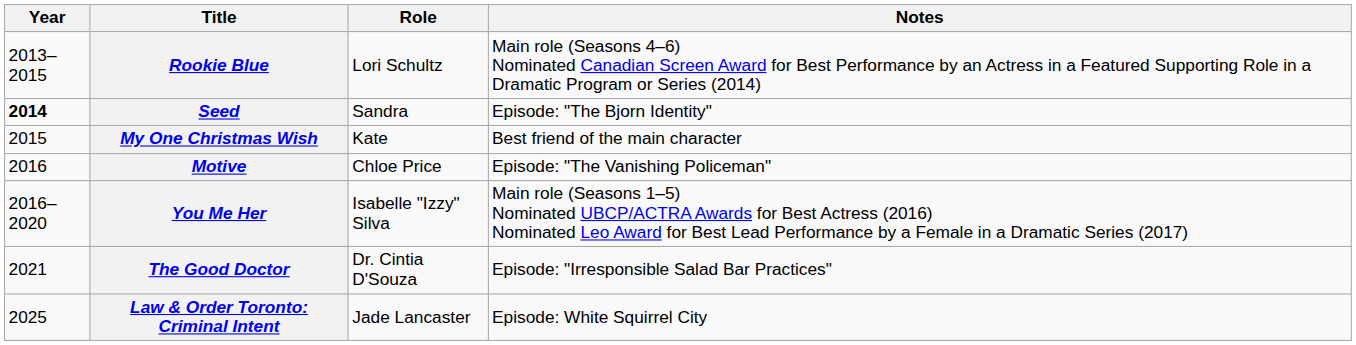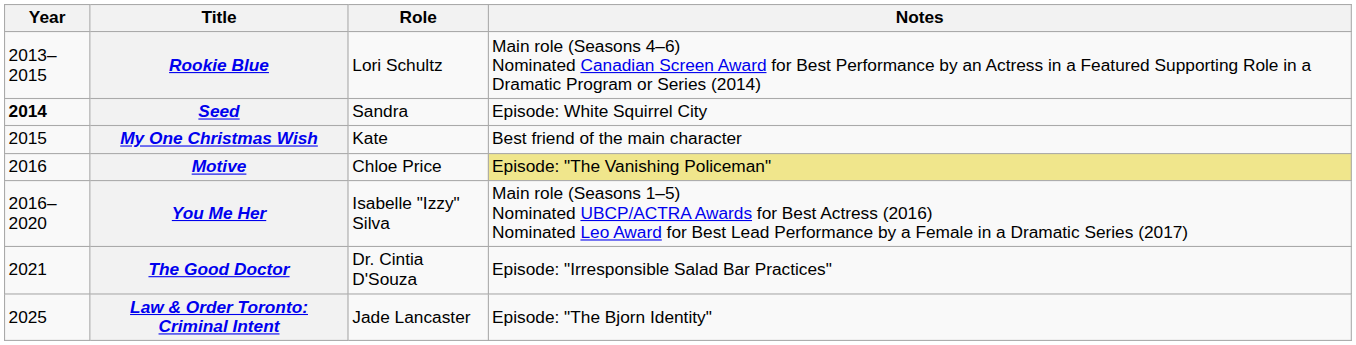(602, 111) Episode: "The Bjorn Identity" -> (600, 111) Episode: White Squirrel City
(632, 166) no background -> (632, 166) khaki background
(600, 316) Episode: White Squirrel City -> (602, 316) Episode: "The Bjorn Identity"
